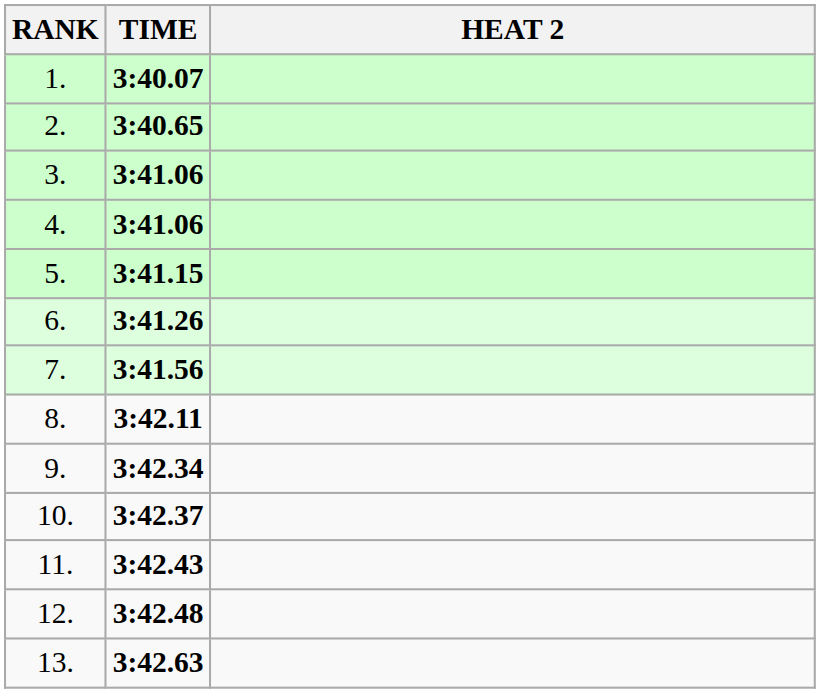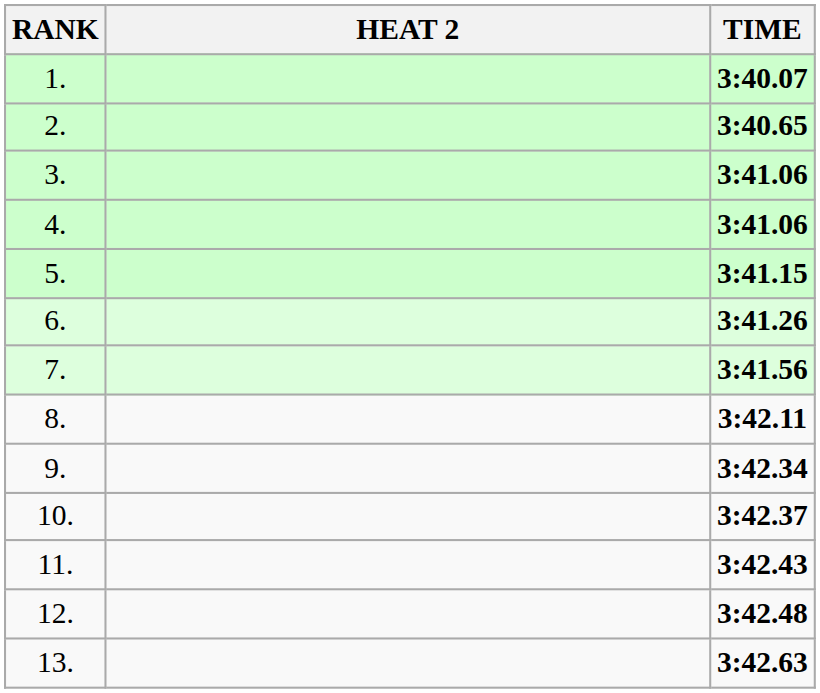columns swapped: (513, 29) <-> (158, 29)
